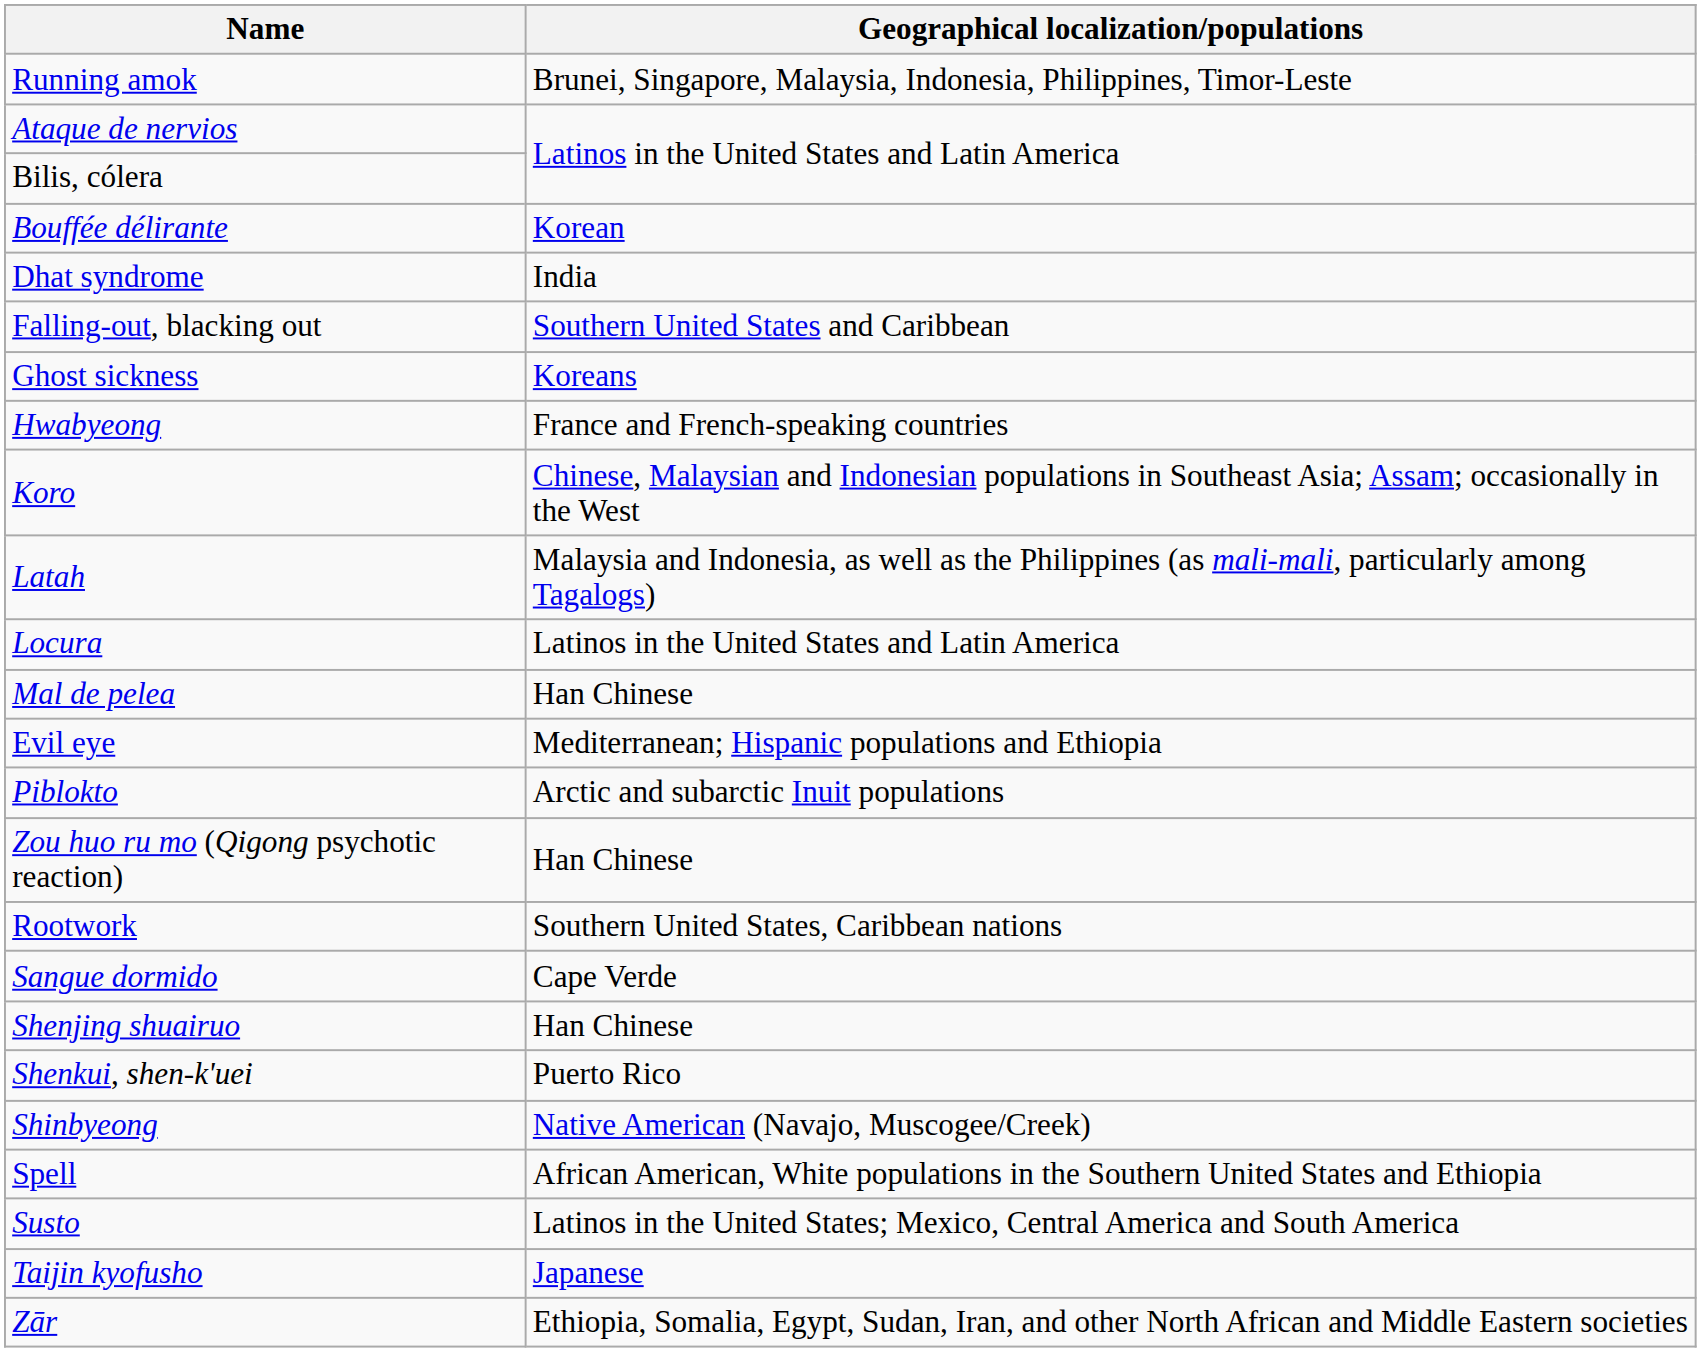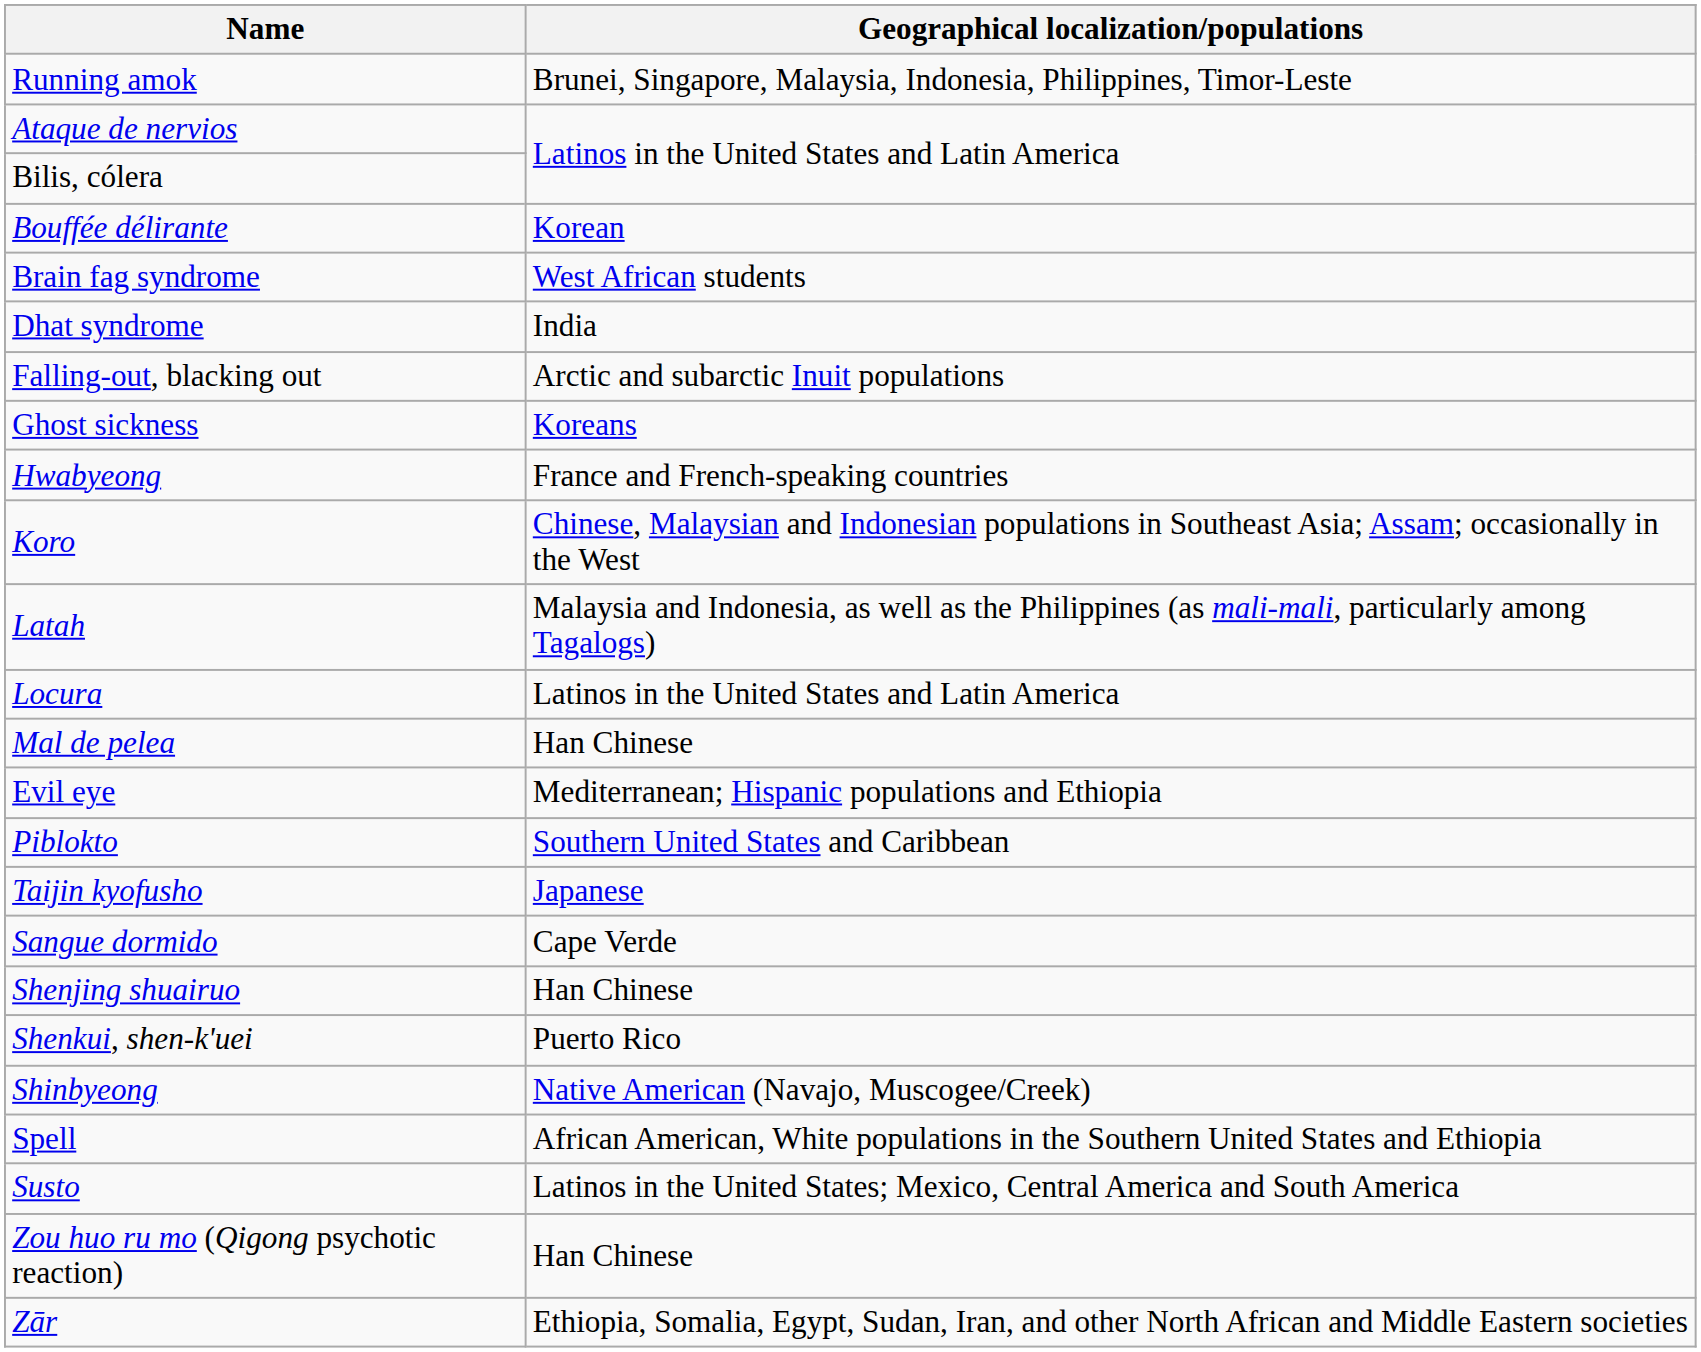+ row: (136, 276)
(771, 326) Southern United States and Caribbean -> (768, 375) Arctic and subarctic Inuit populations
(768, 792) Arctic and subarctic Inuit populations -> (771, 841) Southern United States and Caribbean
rows swapped: (224, 859) <-> (107, 1272)
- row: (75, 926)
